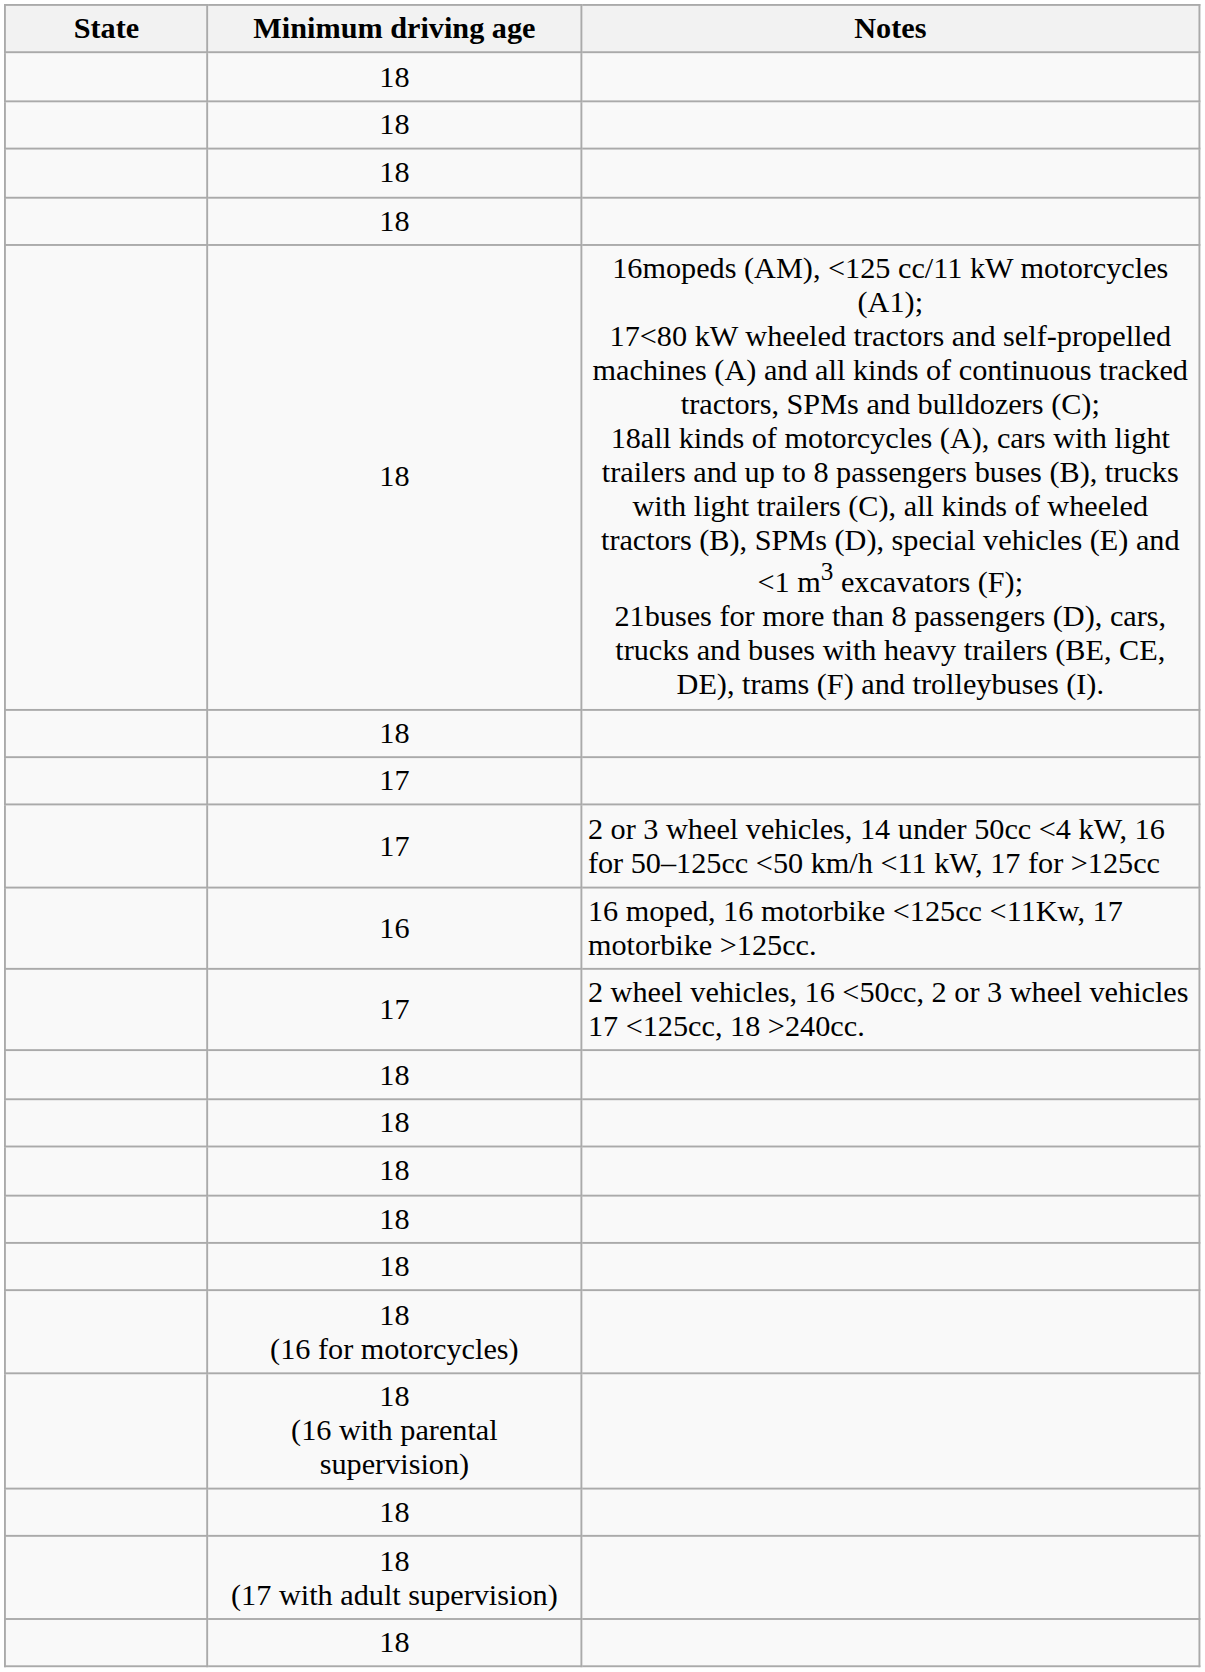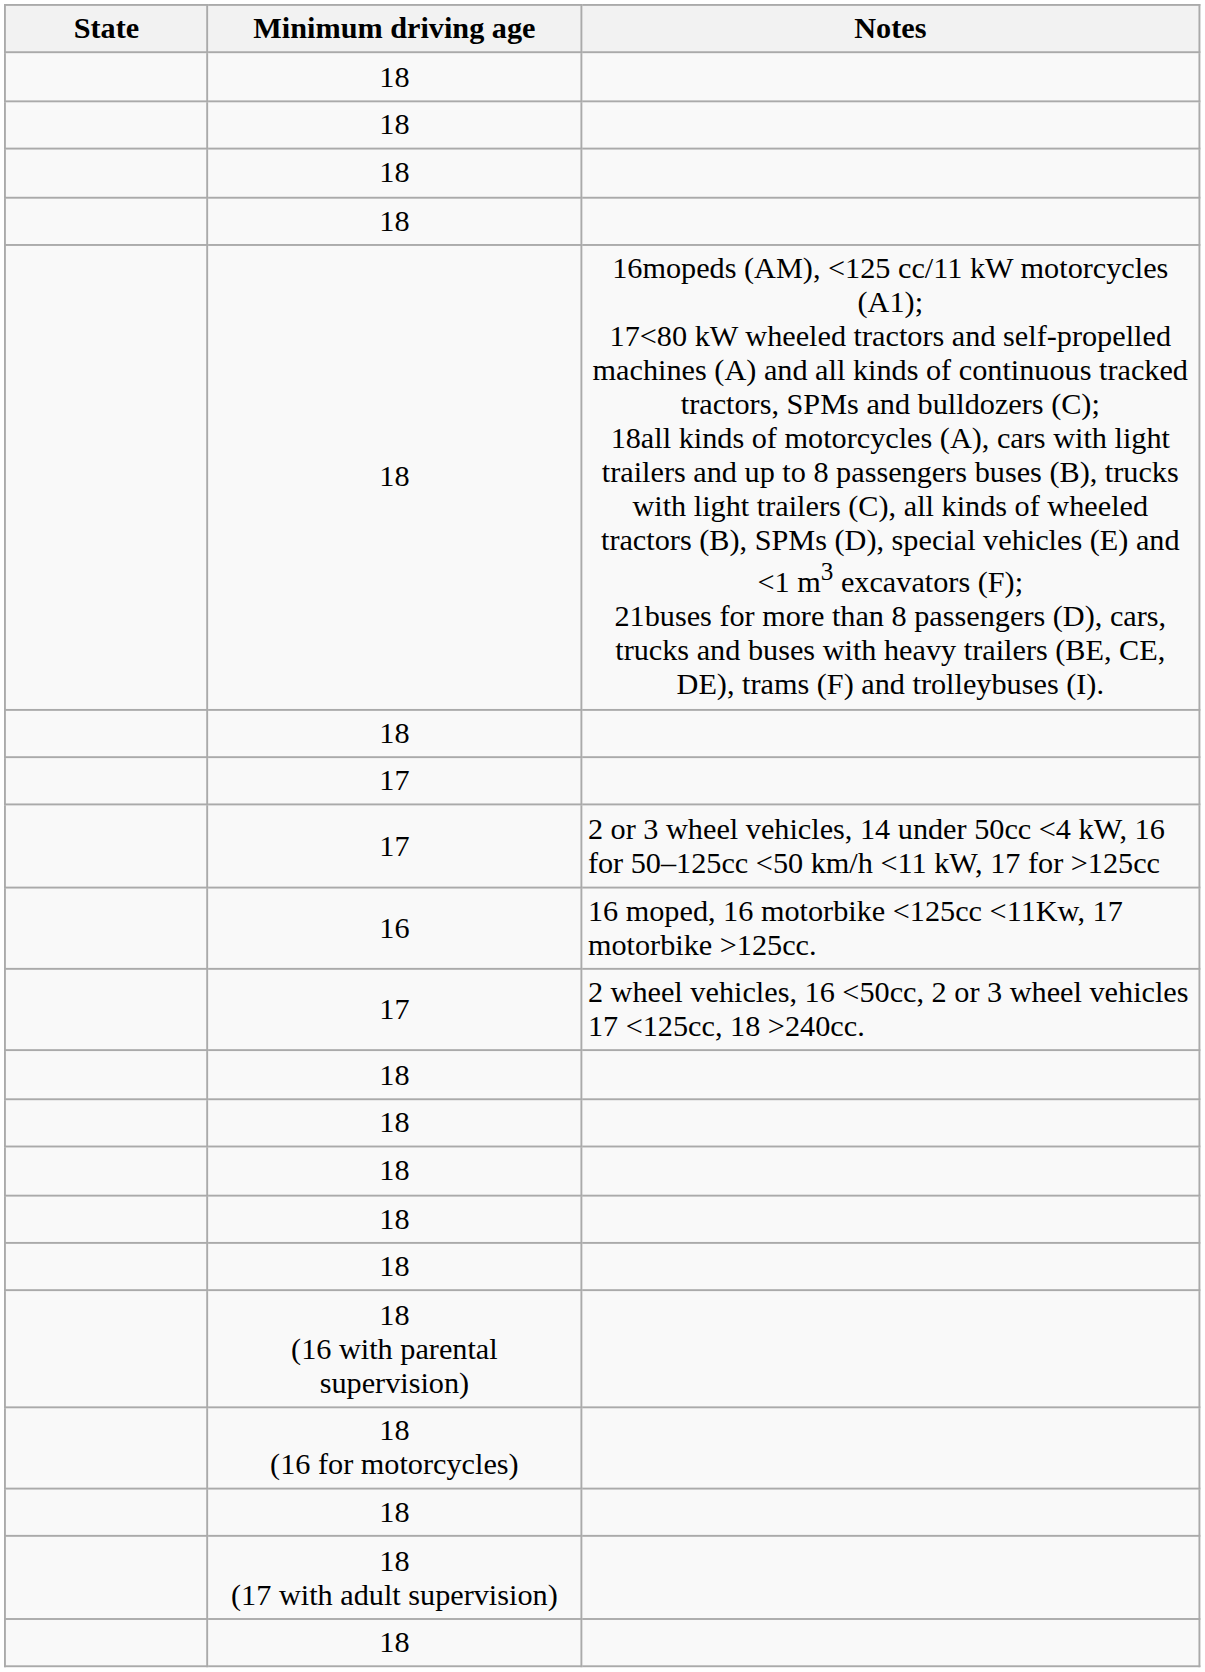rows swapped: (394, 1430) <-> (394, 1331)
